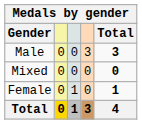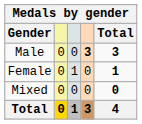(88, 53) normal -> (88, 53) bold
rows swapped: (30, 91) <-> (30, 72)
